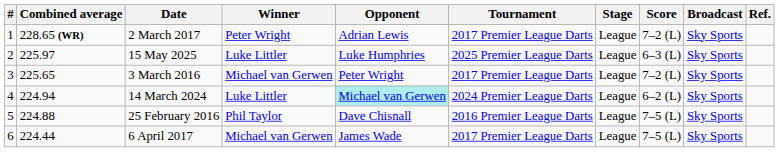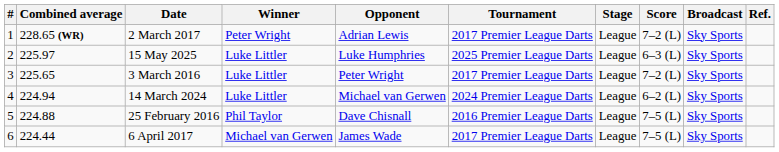(279, 75) Michael van Gerwen -> (256, 75) Luke Littler
(392, 95) paleturquoise background -> (392, 95) no background
